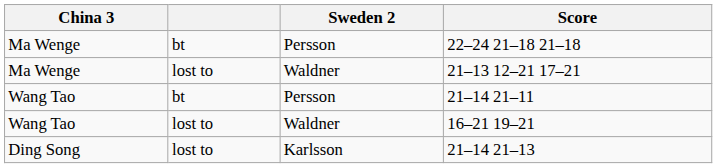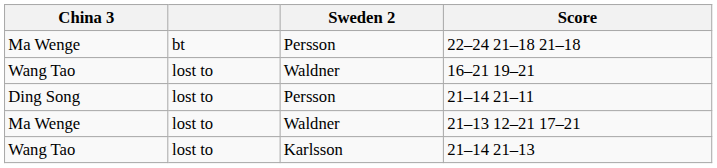rows swapped: (491, 123) <-> (514, 70)
(42, 96) Wang Tao -> (44, 96) Ding Song
(179, 96) bt -> (193, 96) lost to
(44, 149) Ding Song -> (42, 149) Wang Tao
